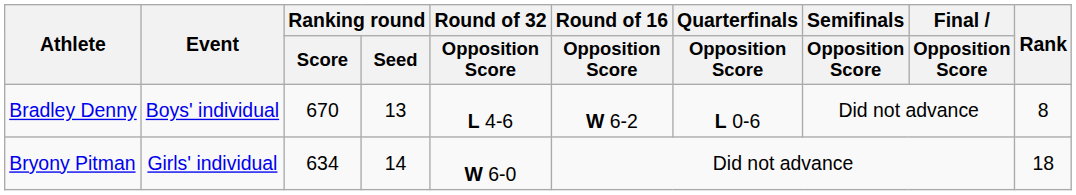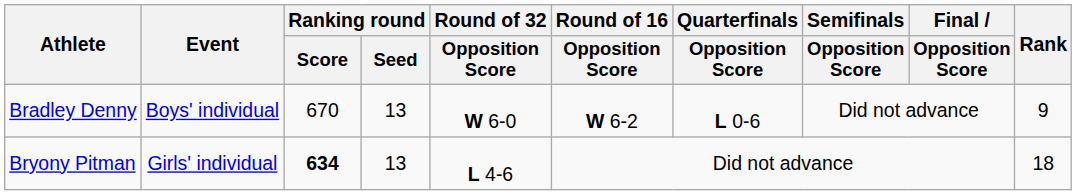(490, 122) L 4-6 -> (490, 122) W 6-0
(1043, 111) 8 -> (1043, 111) 9
(323, 163) normal -> (323, 163) bold
(396, 163) 14 -> (396, 163) 13
(490, 174) W 6-0 -> (490, 174) L 4-6
